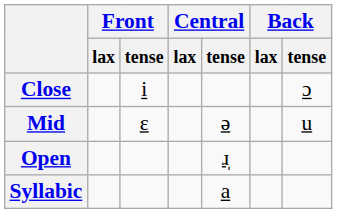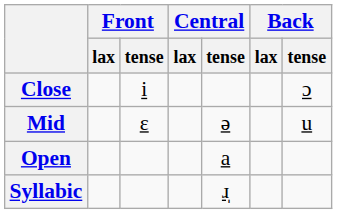(225, 157) ɹ̩ -> (225, 157) a
(225, 191) a -> (225, 191) ɹ̩
